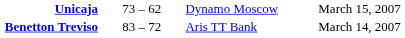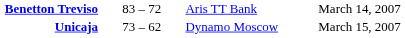rows swapped: (51, 26) <-> (76, 9)
